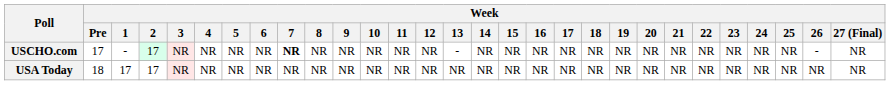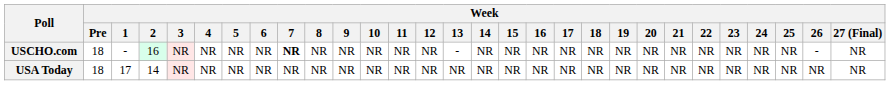(98, 51) 17 -> (98, 51) 18
(153, 51) 17 -> (153, 51) 16
(153, 70) 17 -> (153, 70) 14
